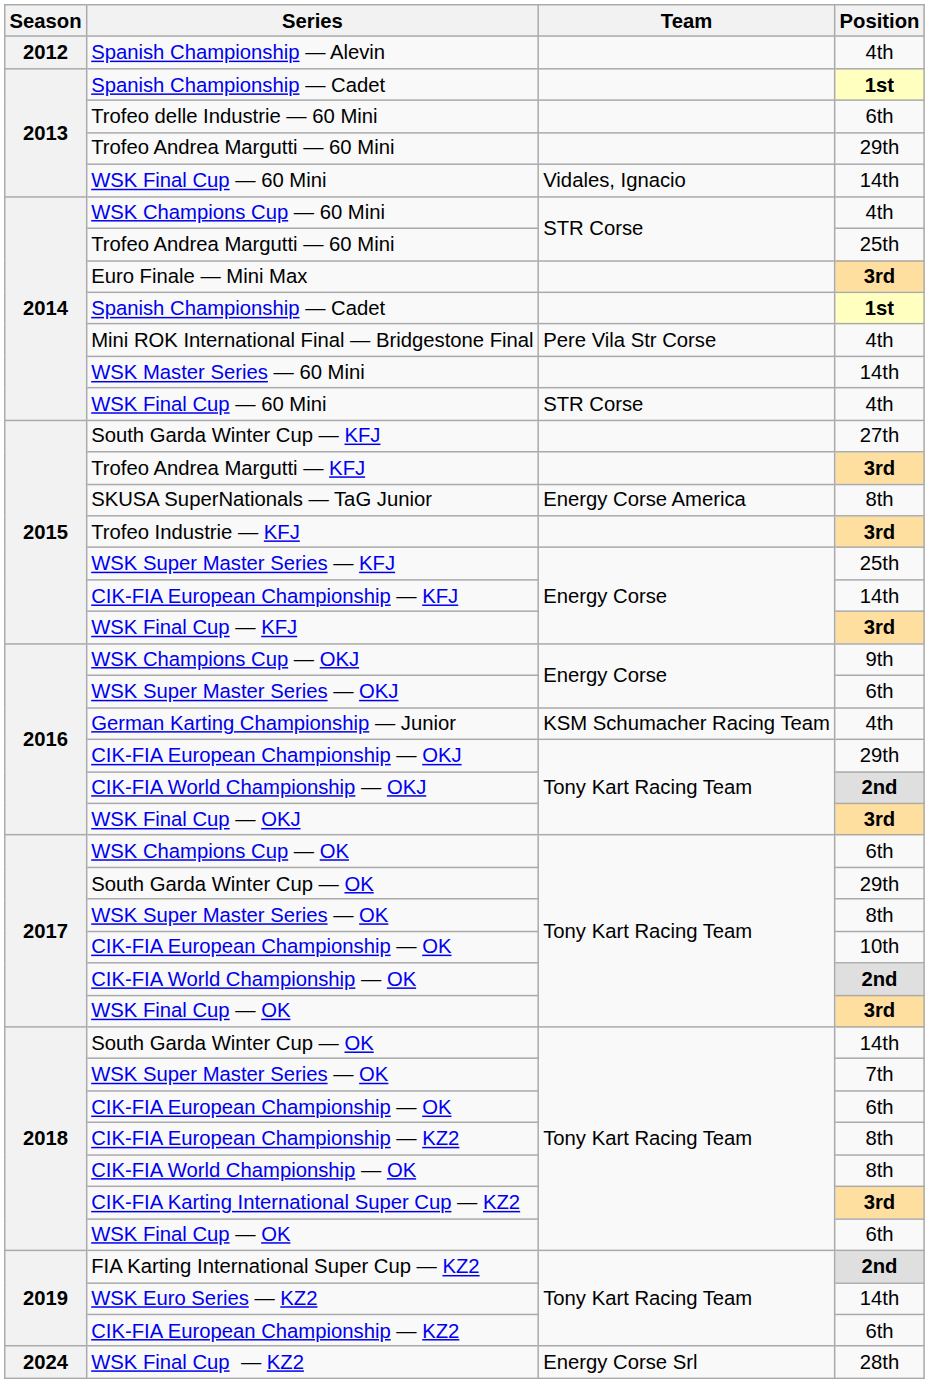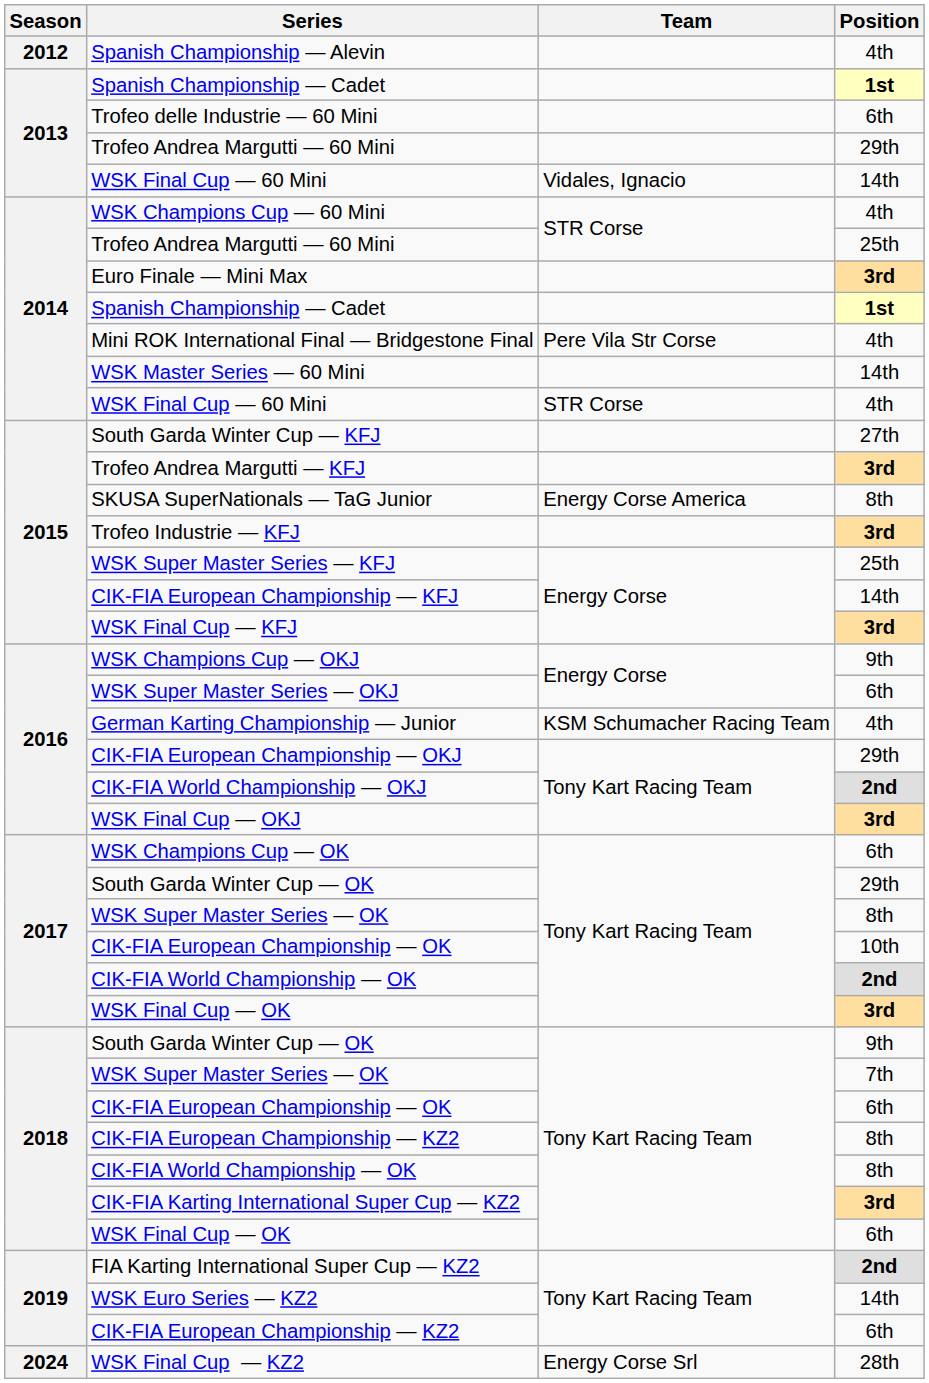(879, 1042) 14th -> (879, 1042) 9th
